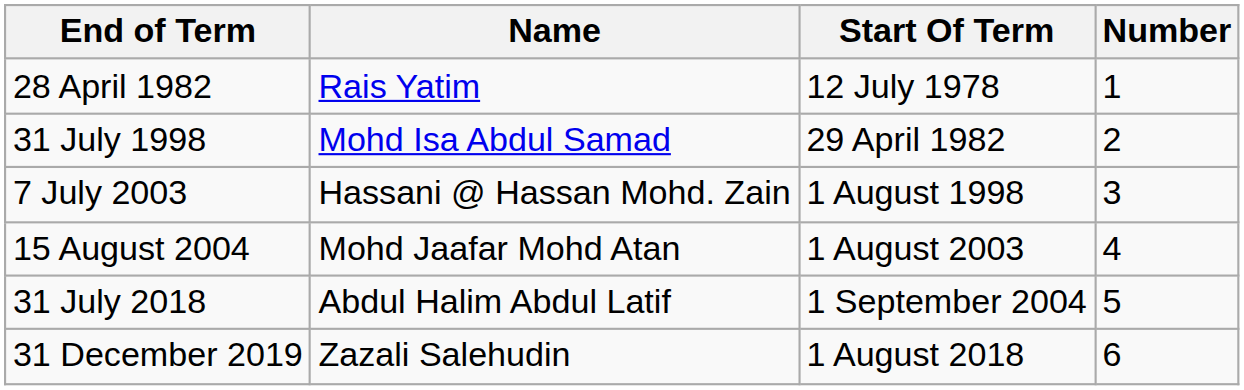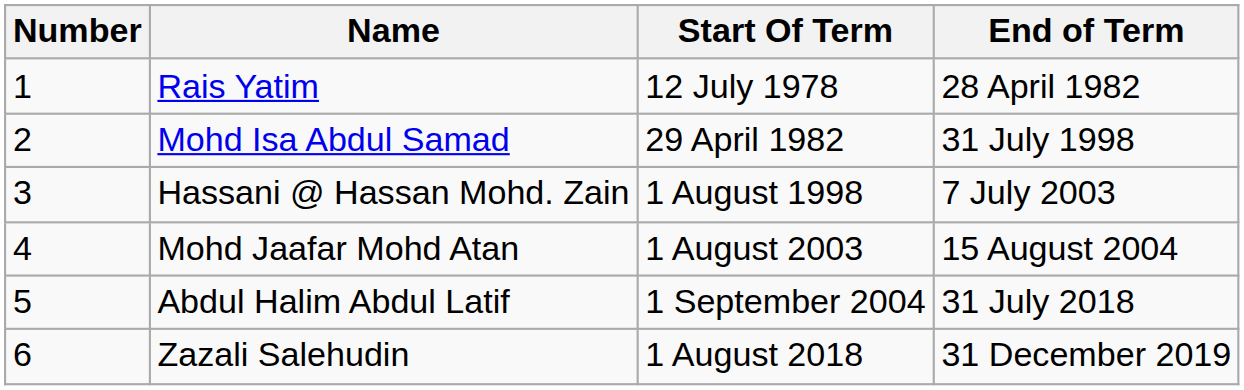columns swapped: (1167, 31) <-> (158, 31)
